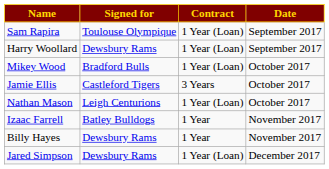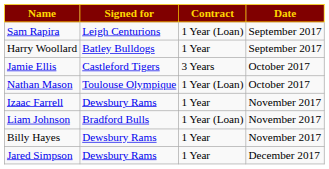(129, 31) Toulouse Olympique -> (121, 31) Leigh Centurions
(119, 48) Dewsbury Rams -> (118, 48) Batley Bulldogs
(212, 48) 1 Year (Loan) -> (196, 48) 1 Year
- row: (36, 66)
(121, 102) Leigh Centurions -> (129, 84) Toulouse Olympique
(118, 119) Batley Bulldogs -> (119, 102) Dewsbury Rams
+ row: (39, 119)
(212, 155) 1 Year (Loan) -> (196, 155) 1 Year
